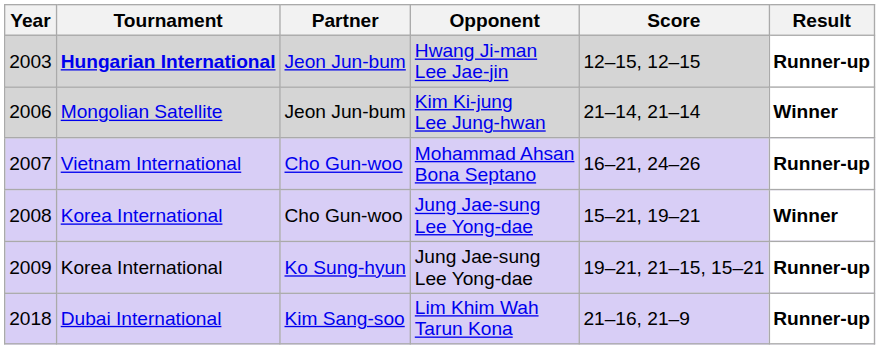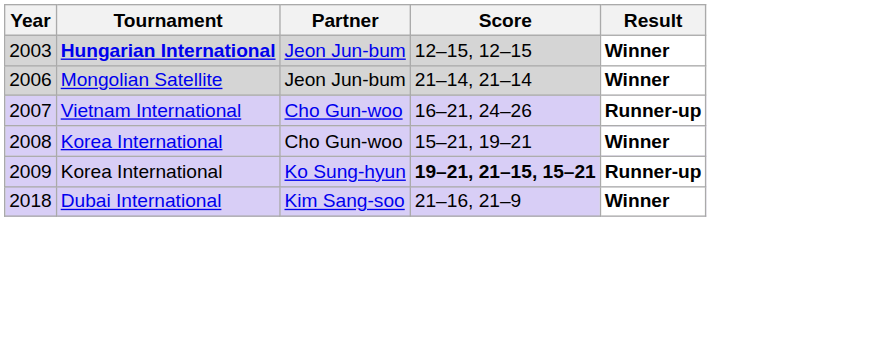- column: (495, 20)
(822, 61) Runner-up -> (637, 50) Winner
(674, 267) normal -> (505, 171) bold
(822, 319) Runner-up -> (637, 202) Winner
